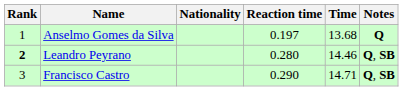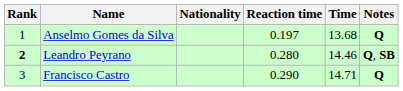(379, 75) Q, SB -> (379, 75) Q
